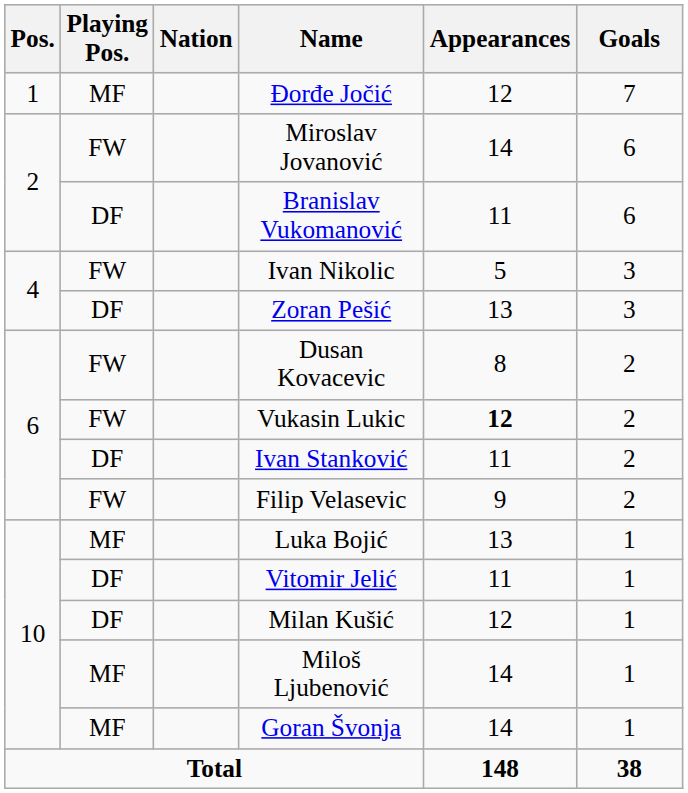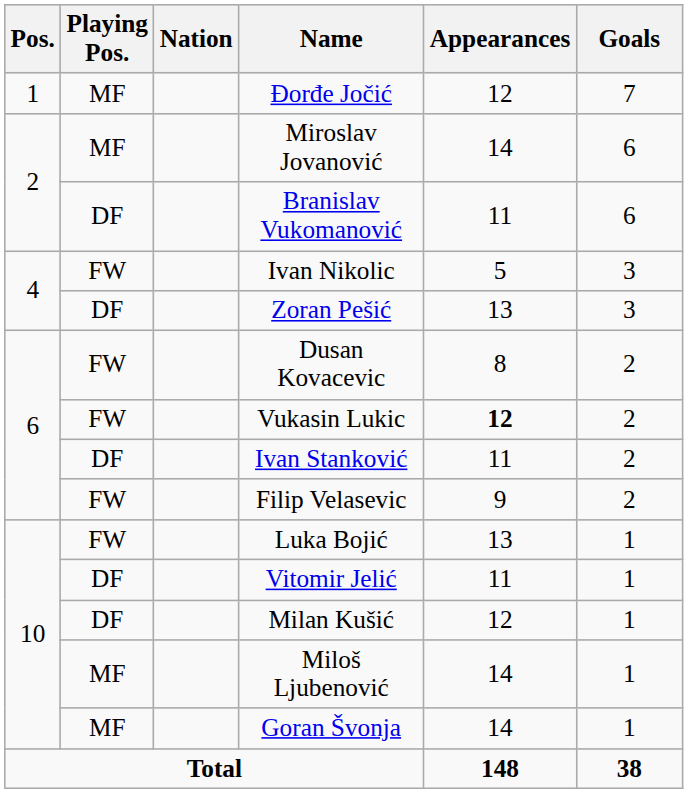(107, 147) FW -> (107, 147) MF
(107, 539) MF -> (107, 539) FW
